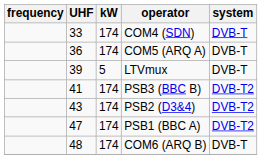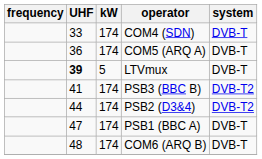(76, 70) normal -> (76, 70) bold
(76, 107) 43 -> (76, 107) 44
(233, 126) DVB-T2 -> (230, 126) DVB-T
